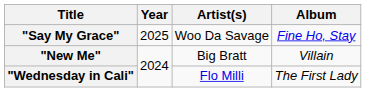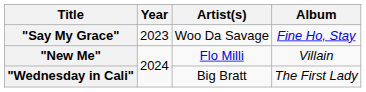(154, 35) 2025 -> (154, 35) 2023
(222, 55) Big Bratt -> (222, 55) Flo Milli
(222, 76) Flo Milli -> (222, 76) Big Bratt
